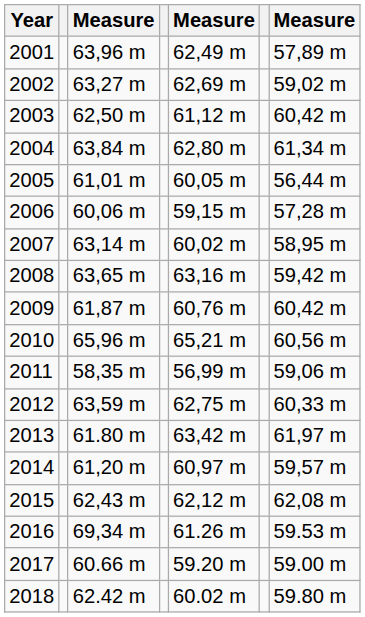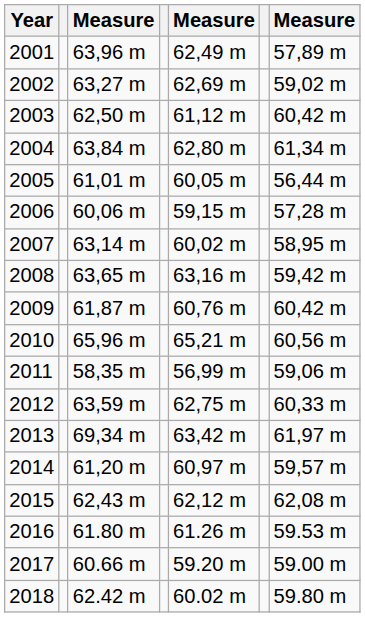(109, 436) 61.80 m -> (109, 436) 69,34 m
(109, 532) 69,34 m -> (109, 532) 61.80 m
